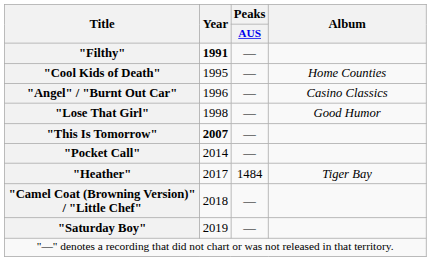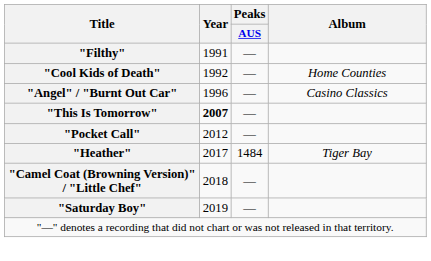(215, 53) bold -> (215, 53) normal
(215, 73) 1995 -> (215, 73) 1992
- row: (102, 113)
(215, 153) 2014 -> (215, 133) 2012
